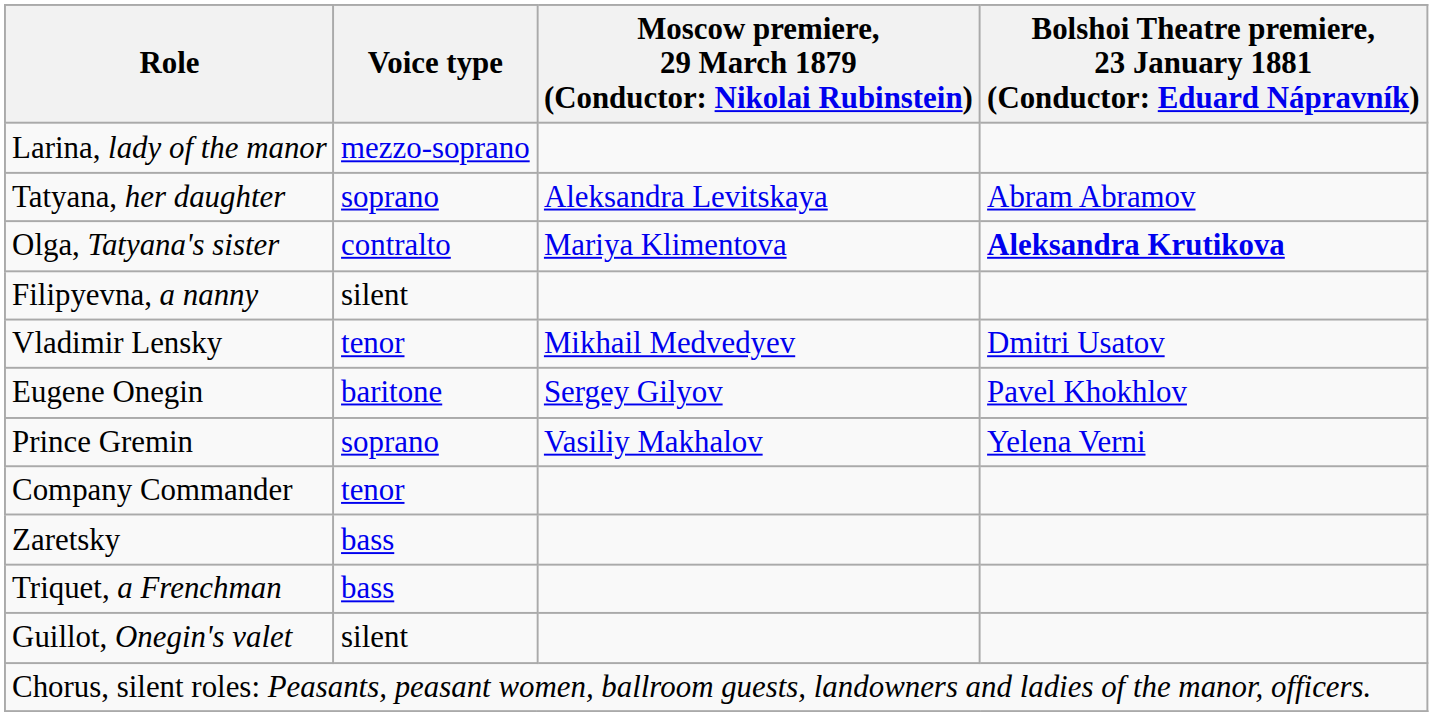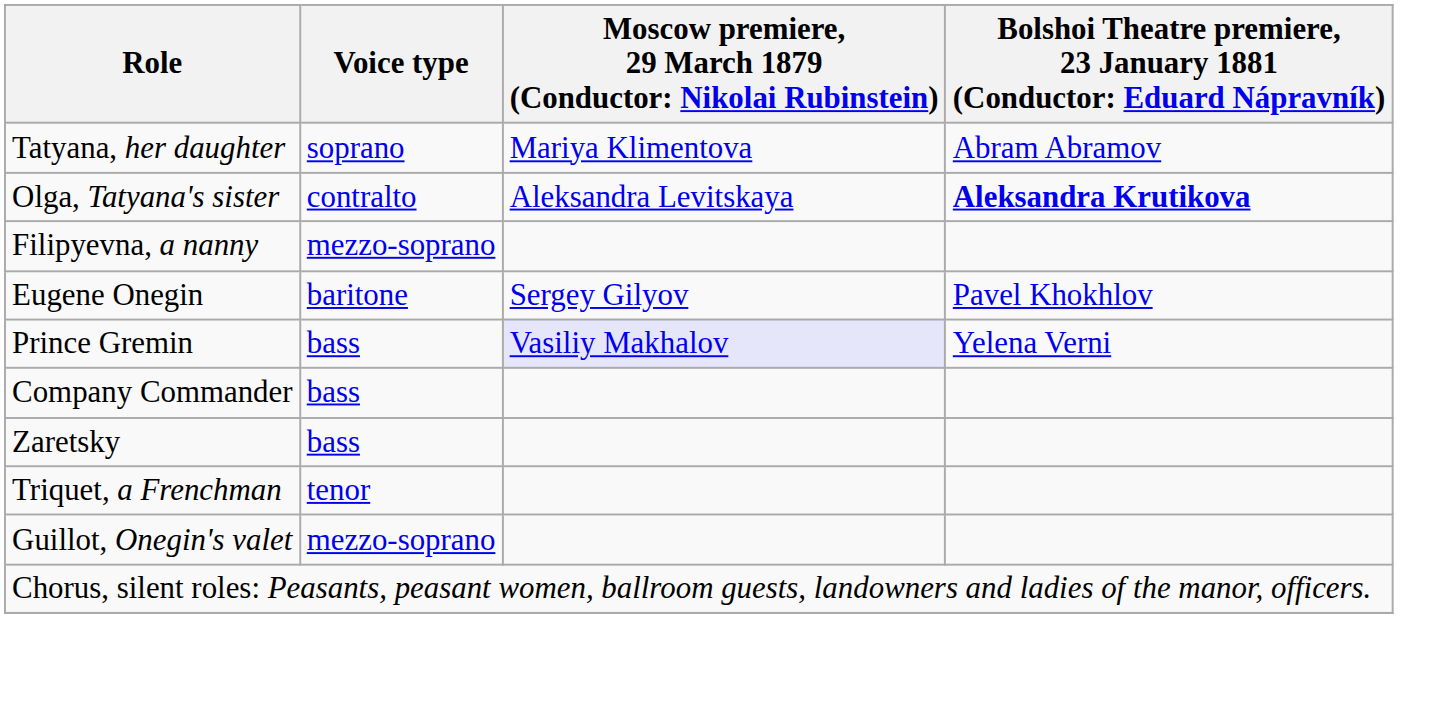- row: (169, 147)
(686, 196) Aleksandra Levitskaya -> (631, 147) Mariya Klimentova
(665, 245) Mariya Klimentova -> (652, 196) Aleksandra Levitskaya
(375, 294) silent -> (401, 245) mezzo-soprano
- row: (117, 343)
(390, 441) soprano -> (333, 343) bass
(653, 441) no background -> (619, 343) lavender background
(373, 490) tenor -> (333, 392) bass
(368, 588) bass -> (338, 490) tenor
(375, 637) silent -> (401, 539) mezzo-soprano
